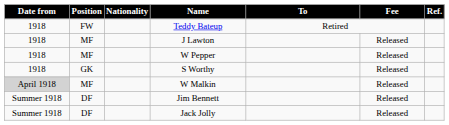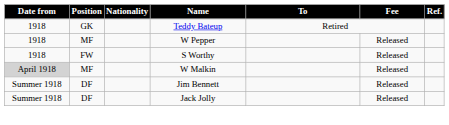(87, 26) FW -> (87, 26) GK
- row: (198, 41)
(87, 70) GK -> (87, 55) FW
